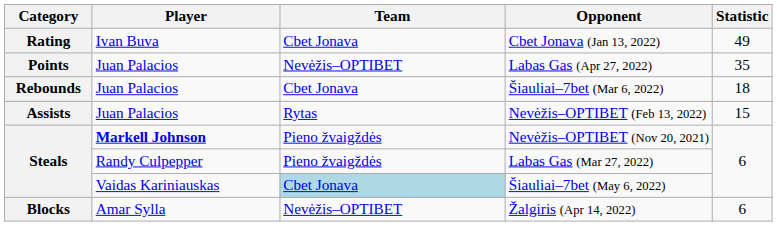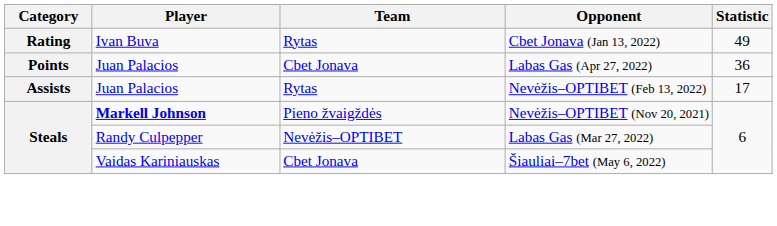(321, 40) Cbet Jonava -> (300, 40) Rytas
(343, 64) Nevėžis–OPTIBET -> (321, 64) Cbet Jonava
(742, 64) 35 -> (742, 64) 36
- row: (586, 88)
(742, 112) 15 -> (742, 88) 17
(332, 161) Pieno žvaigždės -> (343, 137) Nevėžis–OPTIBET
(321, 185) lightblue background -> (321, 161) no background
- row: (572, 209)
